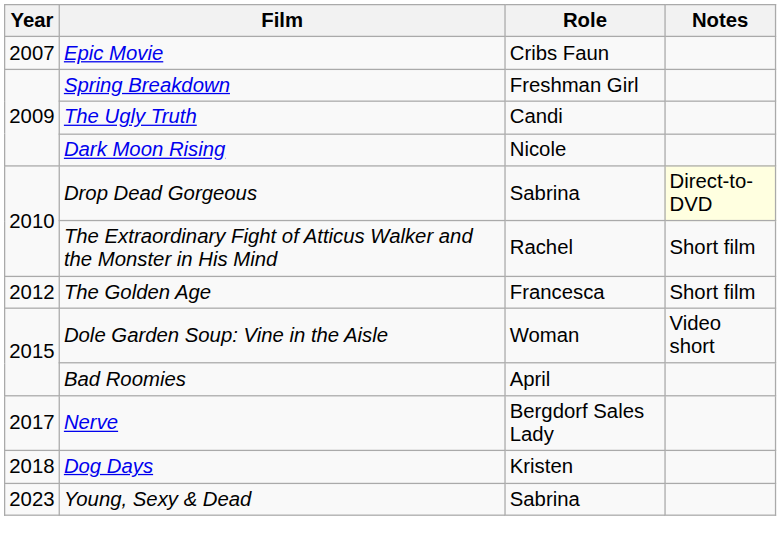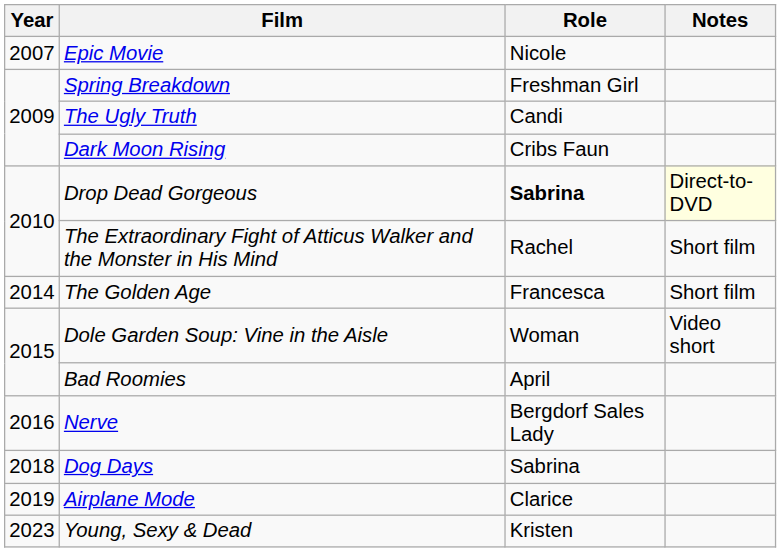(559, 52) Cribs Faun -> (538, 52) Nicole
(538, 149) Nicole -> (559, 149) Cribs Faun
(545, 193) normal -> (547, 193) bold
(32, 291) 2012 -> (32, 291) 2014
(32, 422) 2017 -> (32, 422) 2016
(541, 466) Kristen -> (545, 466) Sabrina
+ row: (129, 498)
(545, 498) Sabrina -> (541, 530) Kristen
